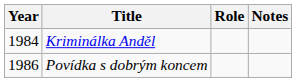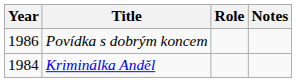rows swapped: (101, 41) <-> (127, 65)
